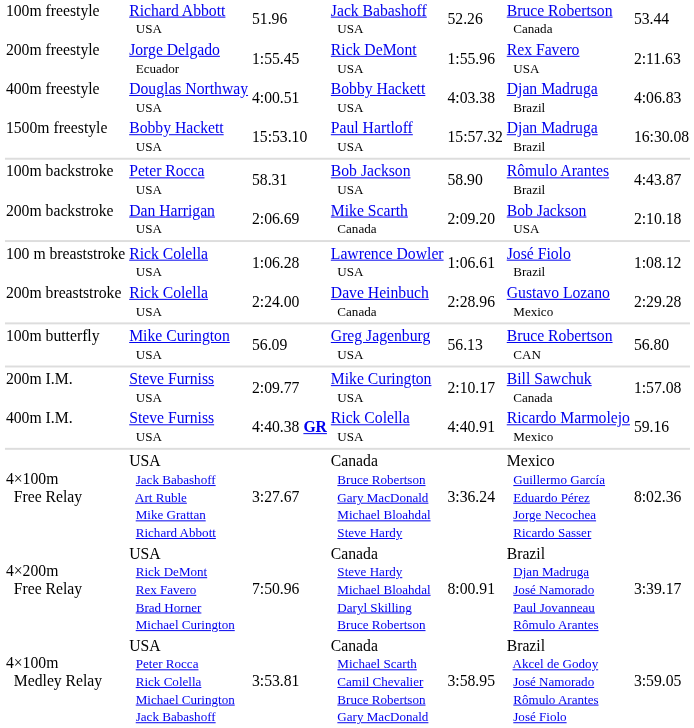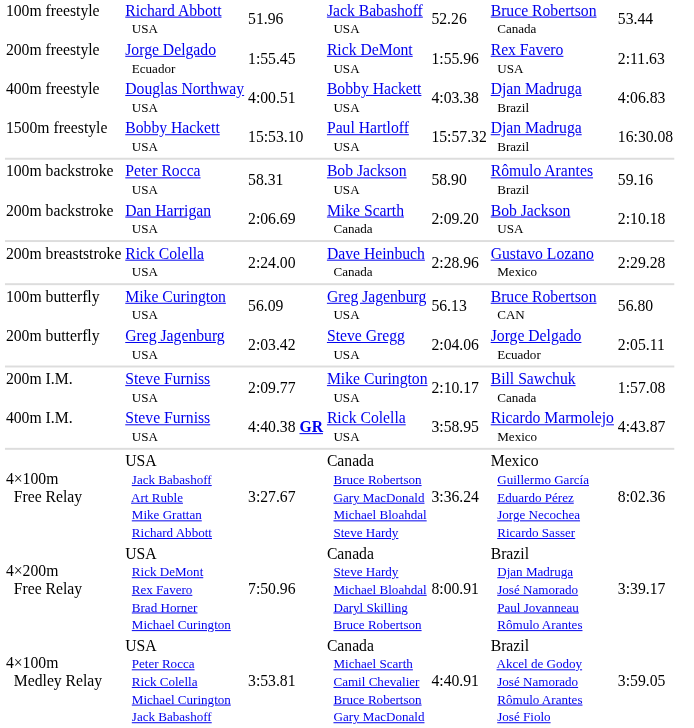(658, 180) 4:43.87 -> (635, 180) 59.16
- row: (66, 262)
+ row: (53, 344)
(471, 427) 4:40.91 -> (455, 427) 3:58.95
(652, 427) 59.16 -> (642, 427) 4:43.87
(471, 681) 3:58.95 -> (455, 681) 4:40.91
